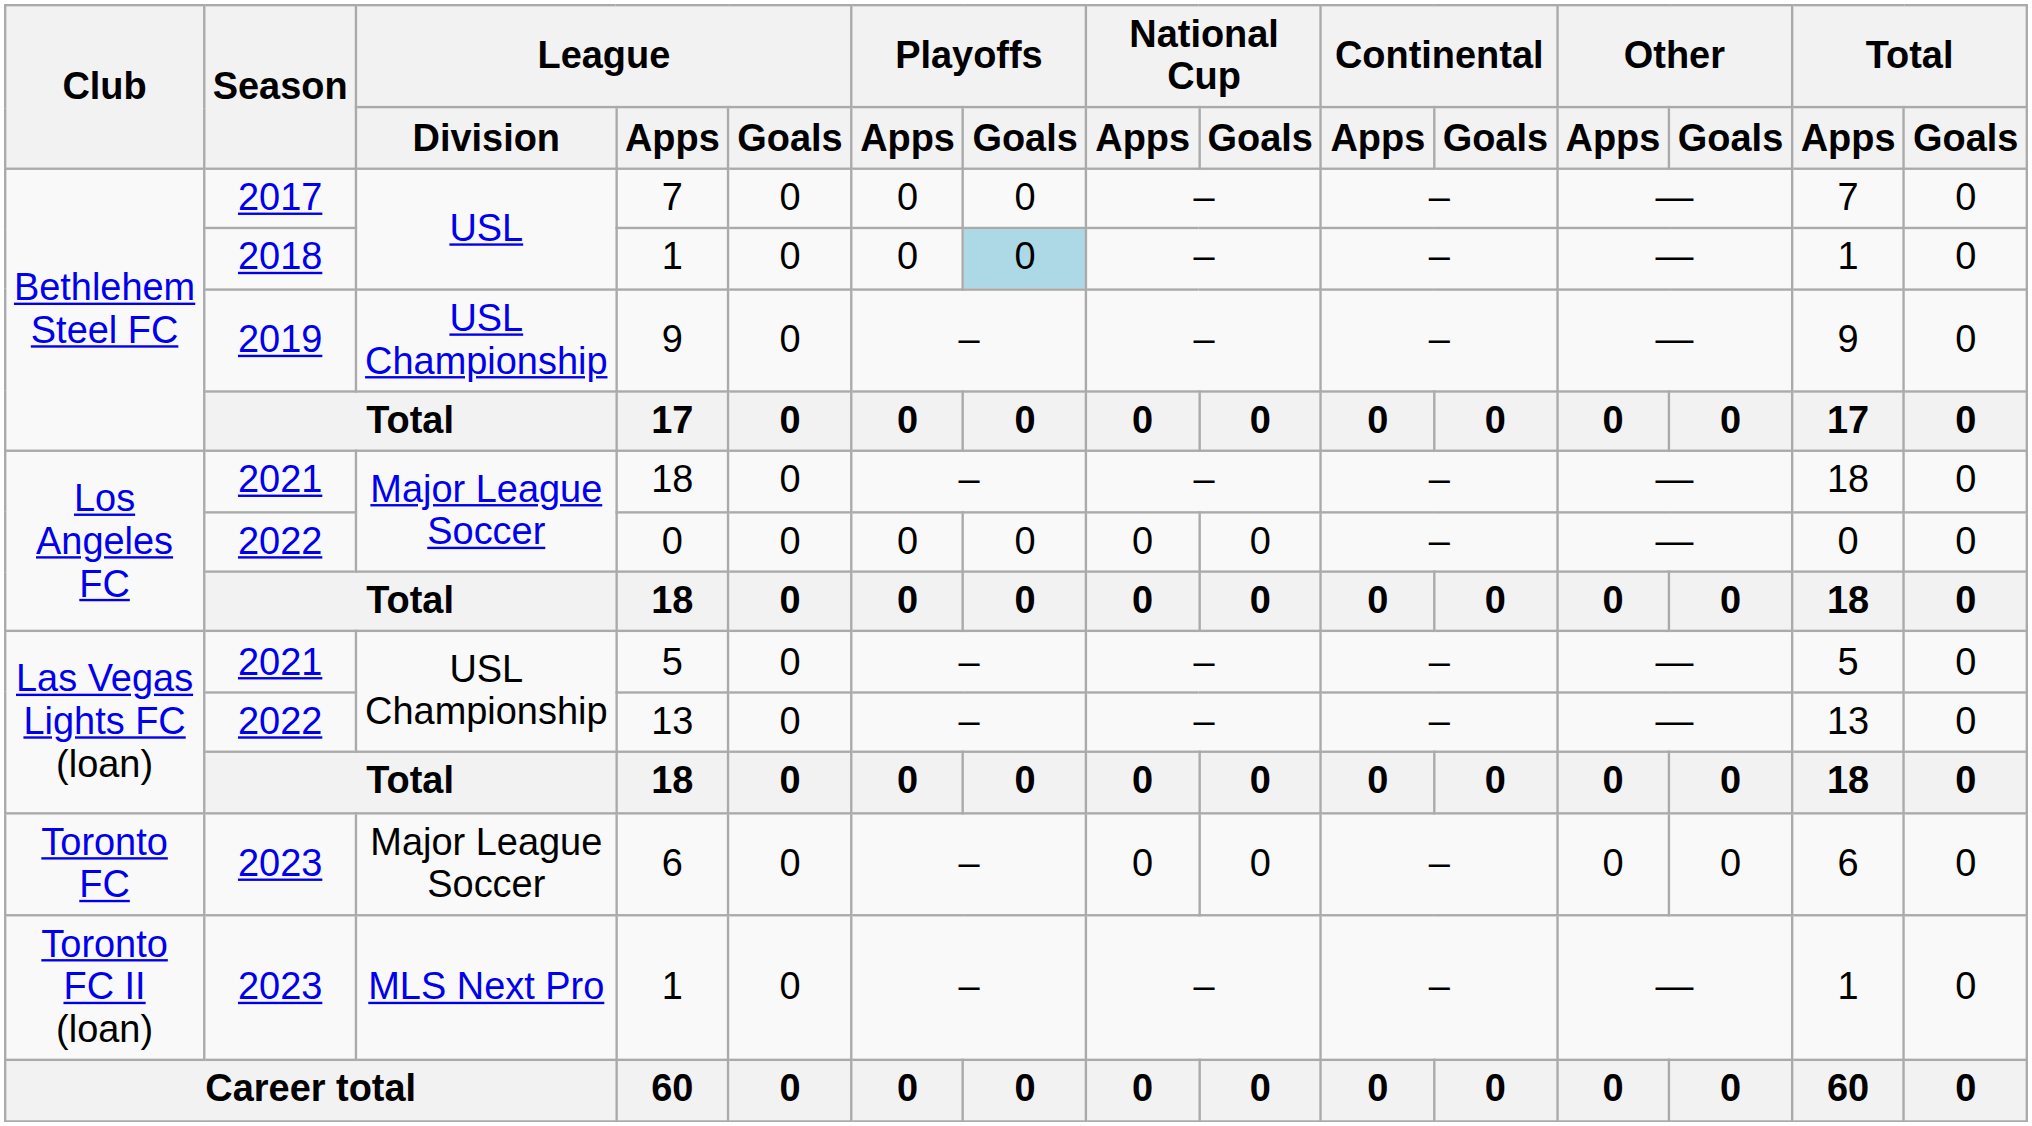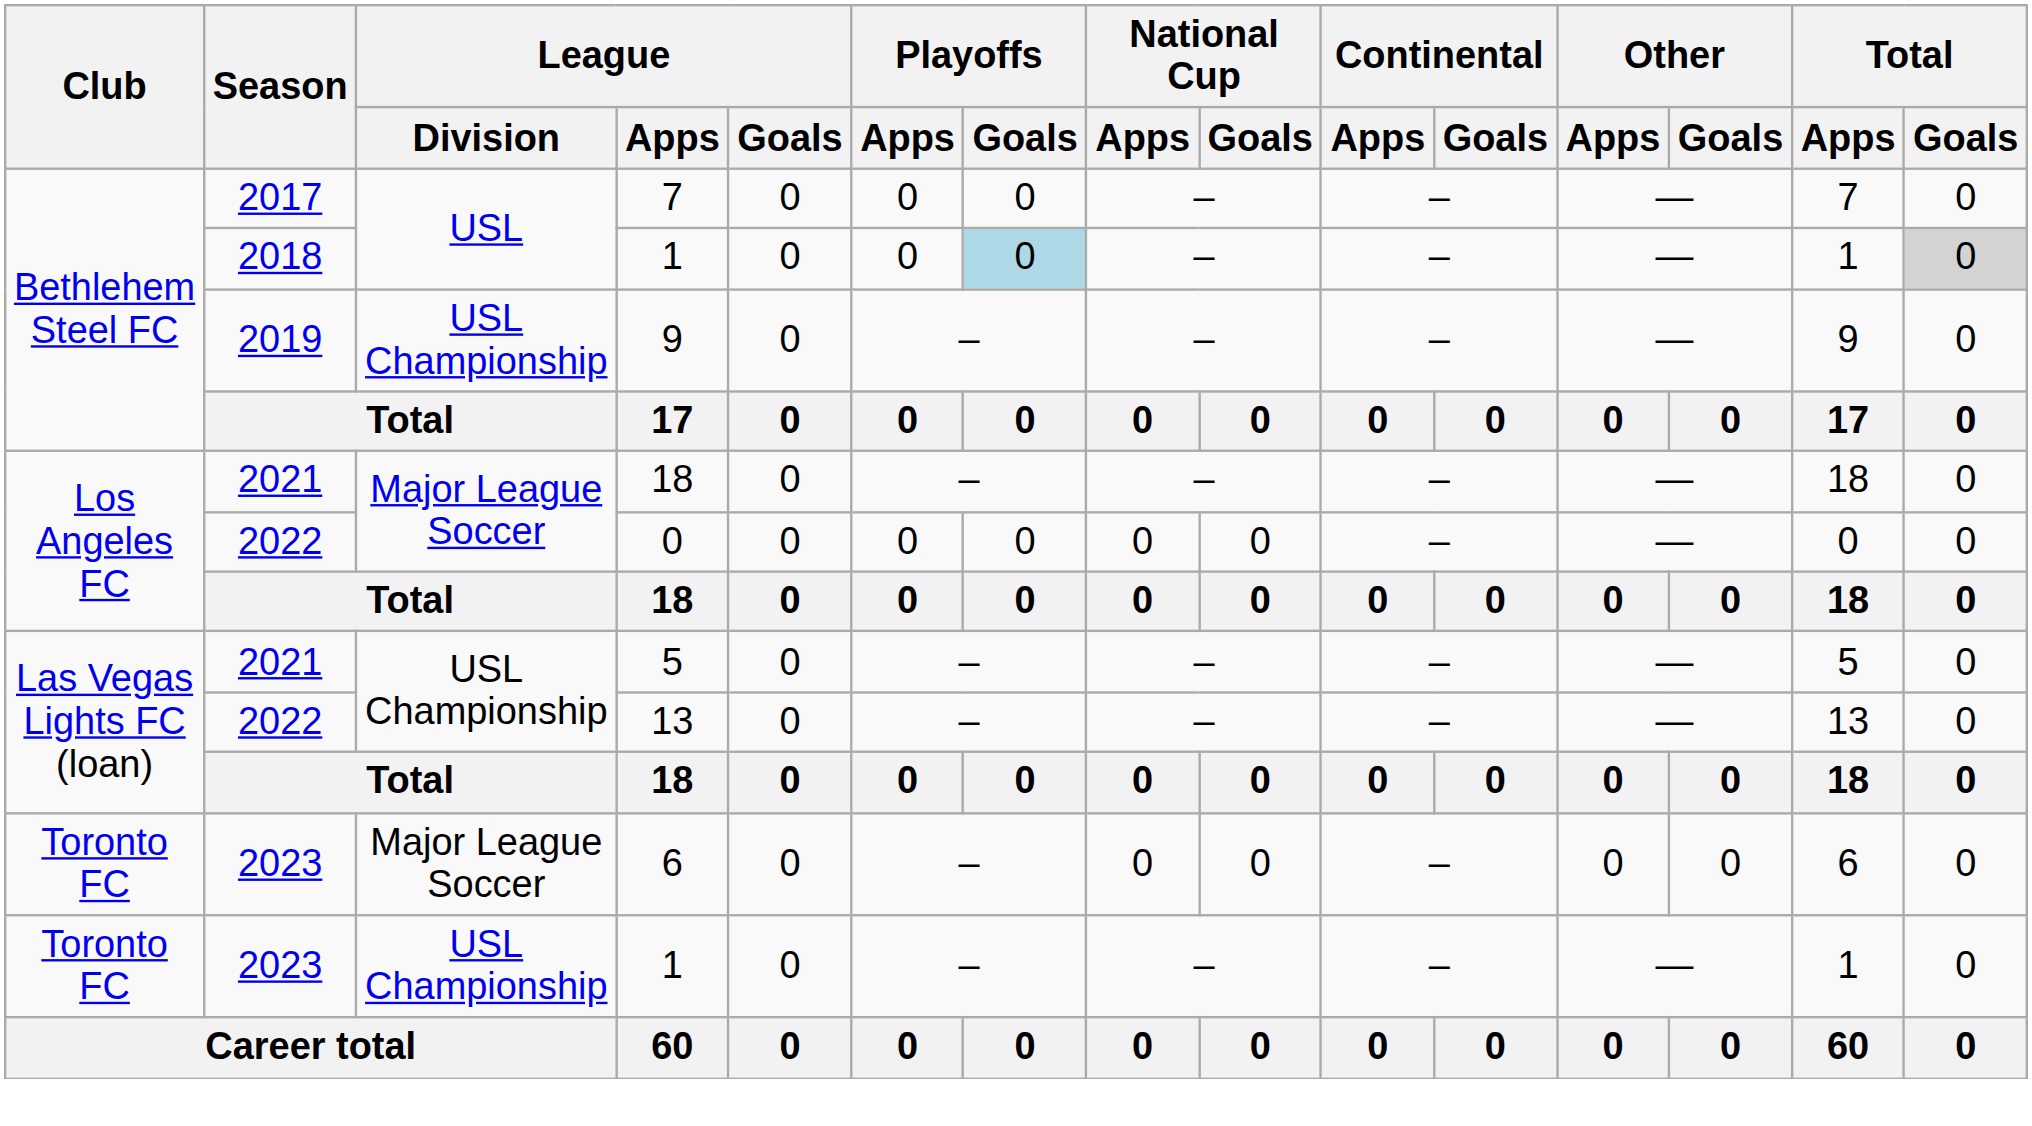(1966, 257) no background -> (1966, 257) lightgrey background
(105, 987) Toronto FC II (loan) -> (105, 965) Toronto FC
(486, 987) MLS Next Pro -> (486, 965) USL Championship
